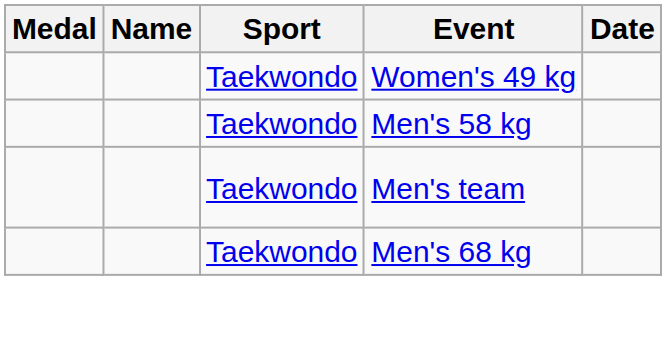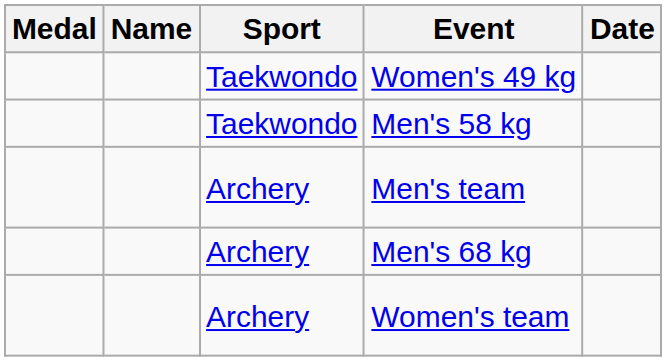(282, 188) Taekwondo -> (258, 188) Archery
(282, 252) Taekwondo -> (258, 252) Archery
+ row: (470, 316)
